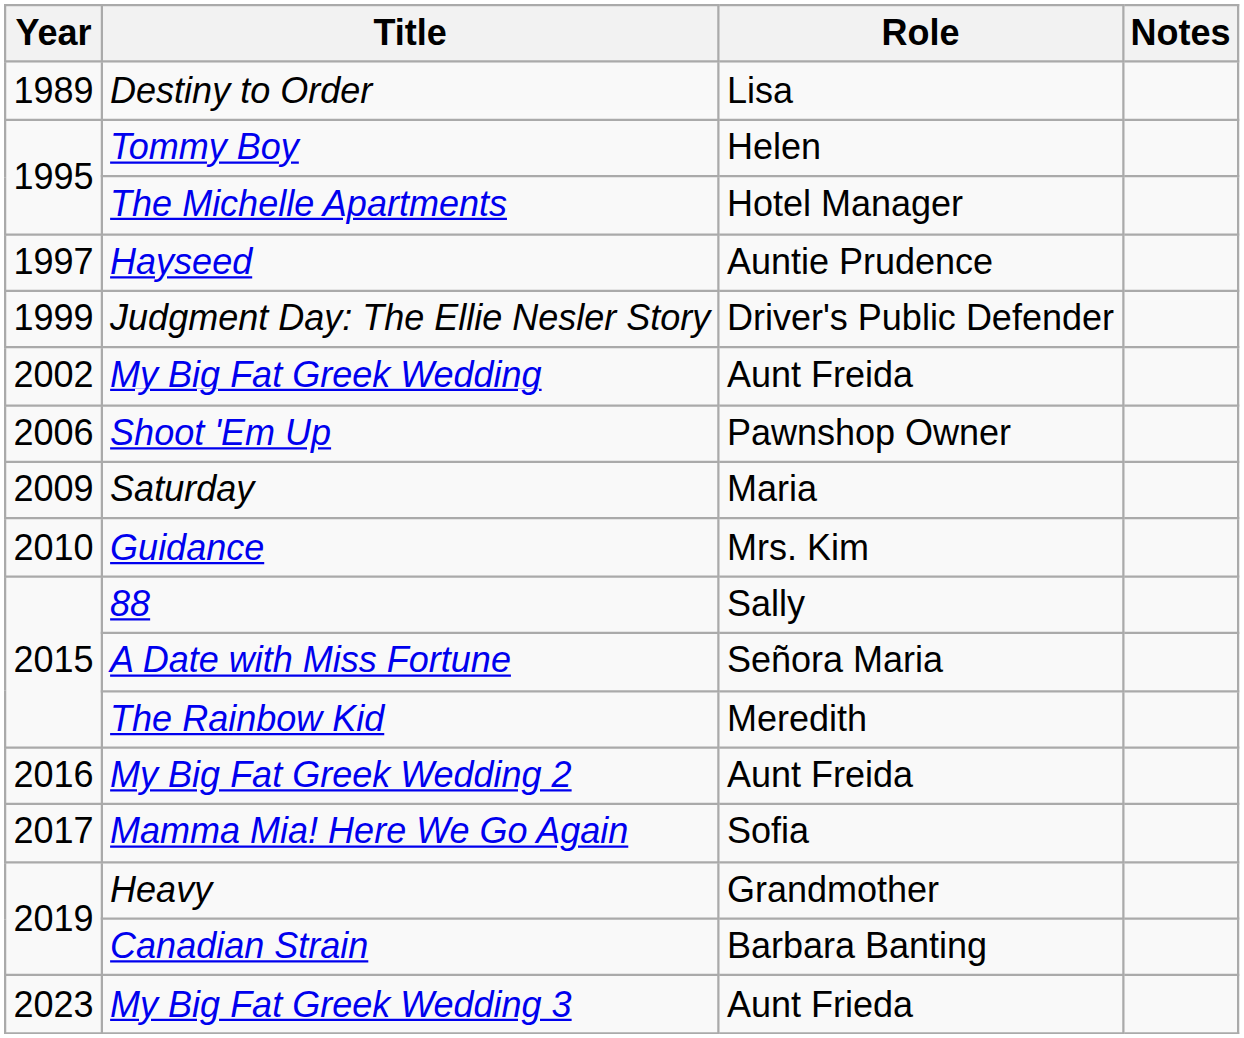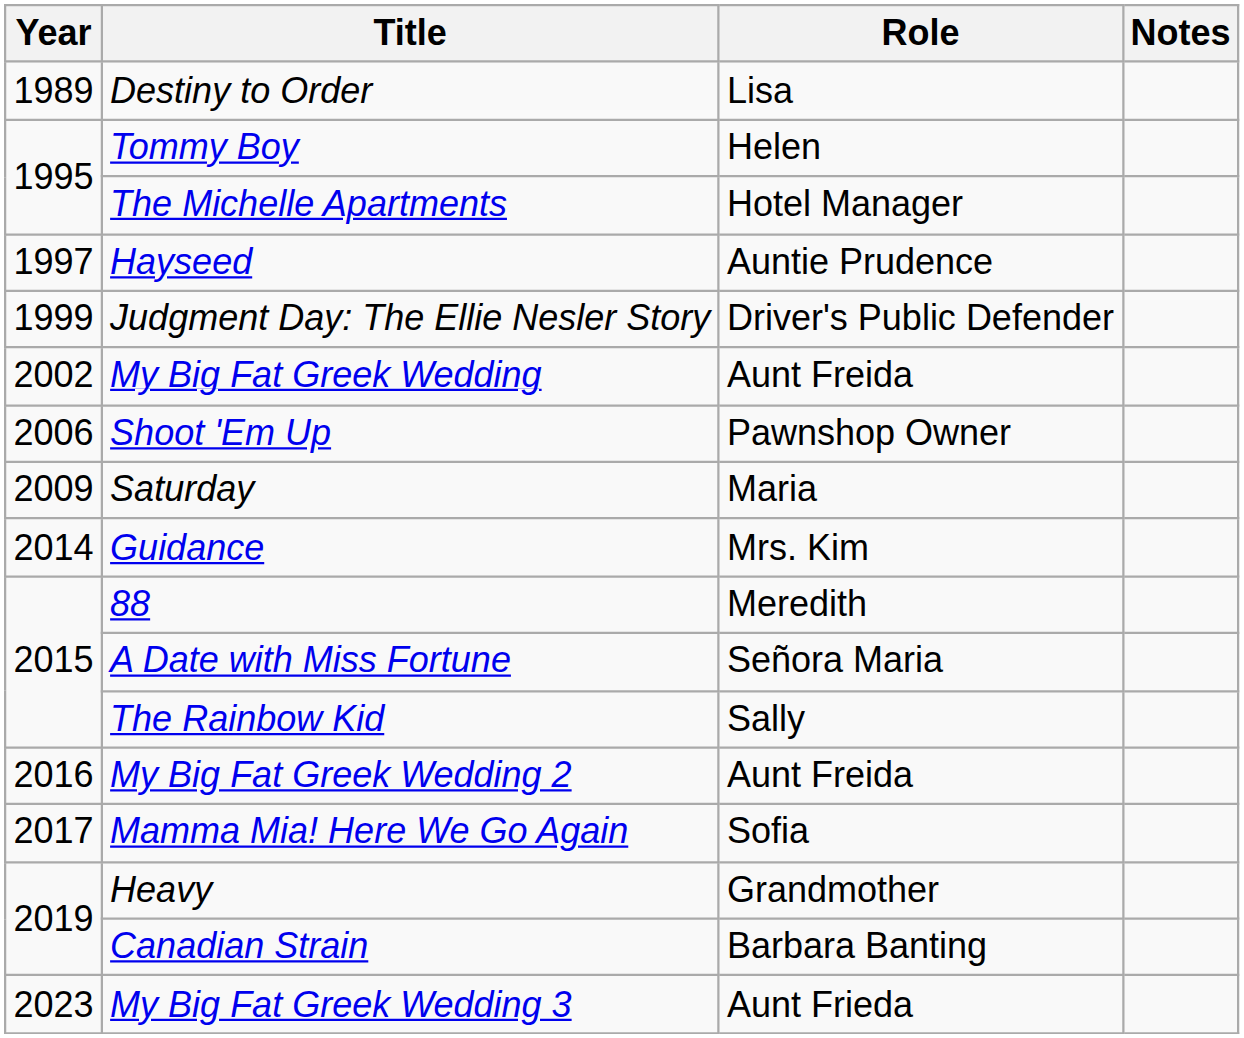(53, 546) 2010 -> (53, 546) 2014
(766, 603) Sally -> (797, 603) Meredith
(797, 718) Meredith -> (766, 718) Sally
